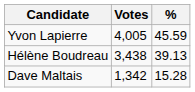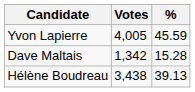rows swapped: (58, 55) <-> (45, 76)
